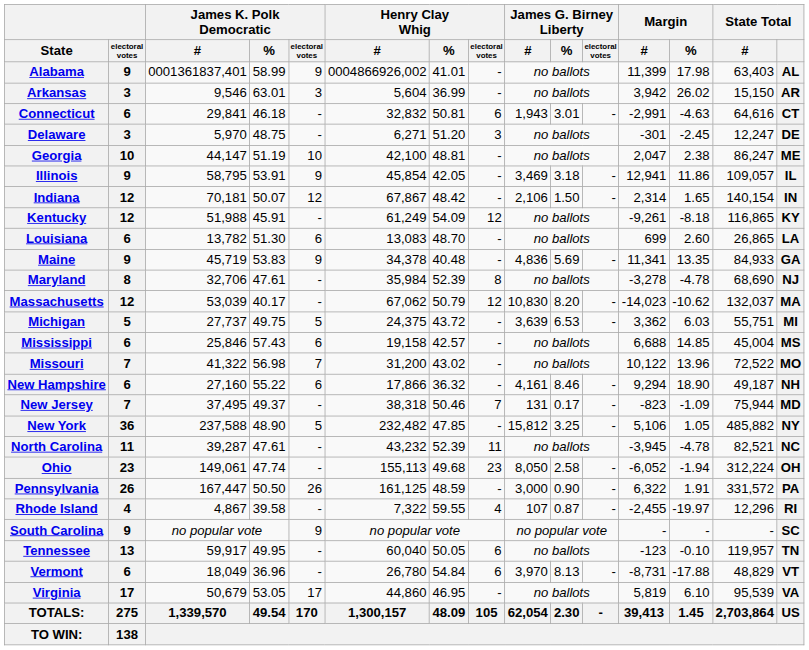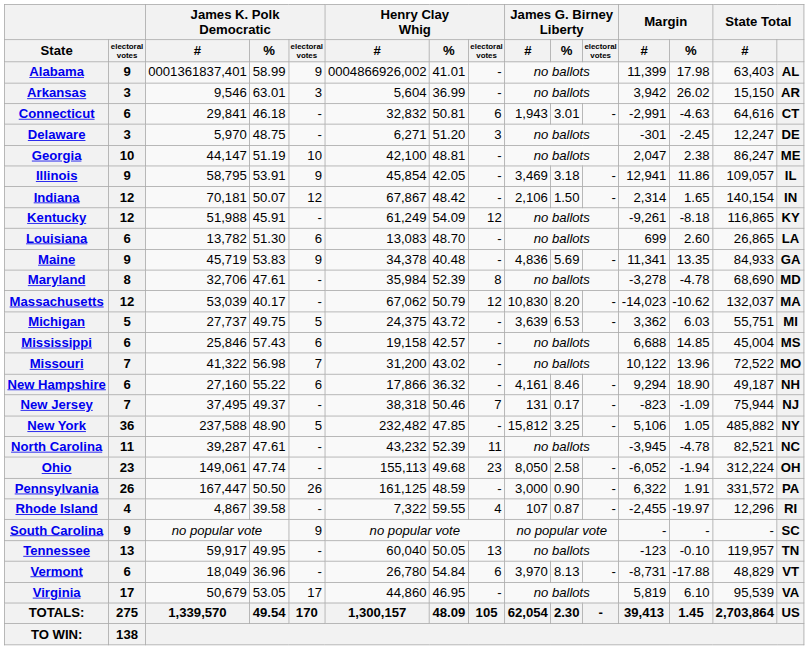(791, 280) NJ -> (791, 280) MD
(791, 405) MD -> (791, 405) NJ
(498, 551) 6 -> (494, 551) 13
